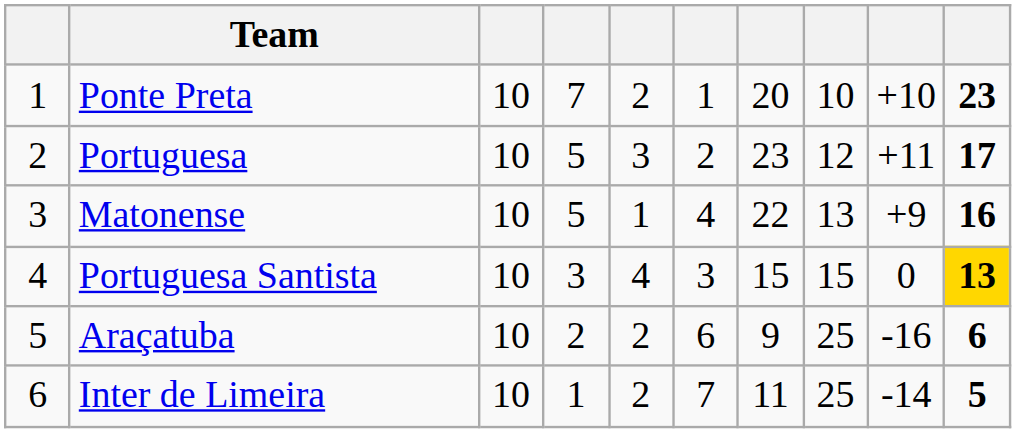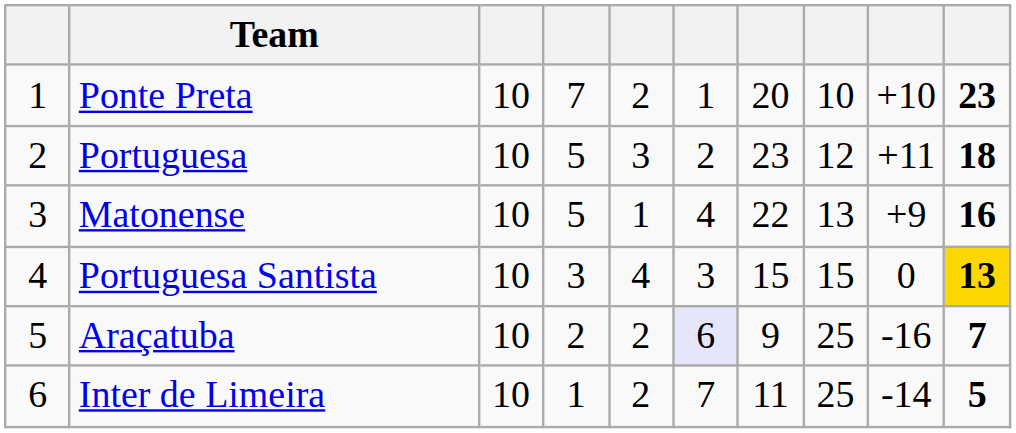(977, 154) 17 -> (977, 154) 18
(706, 335) no background -> (706, 335) lavender background
(977, 335) 6 -> (977, 335) 7
